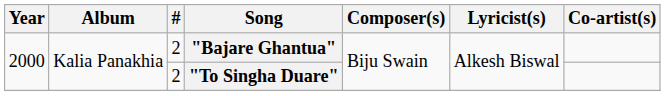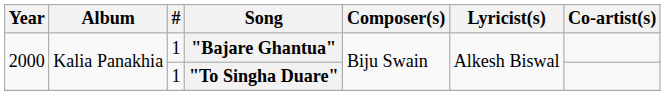(176, 47) 2 -> (176, 47) 1
(176, 76) 2 -> (176, 76) 1
